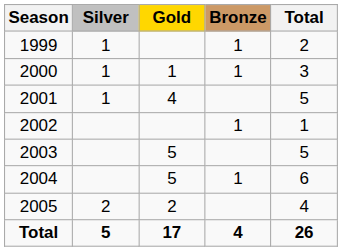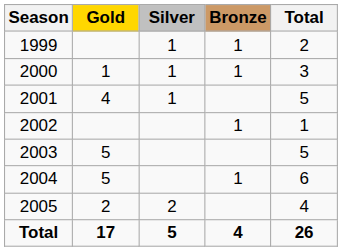columns swapped: (172, 17) <-> (106, 17)
